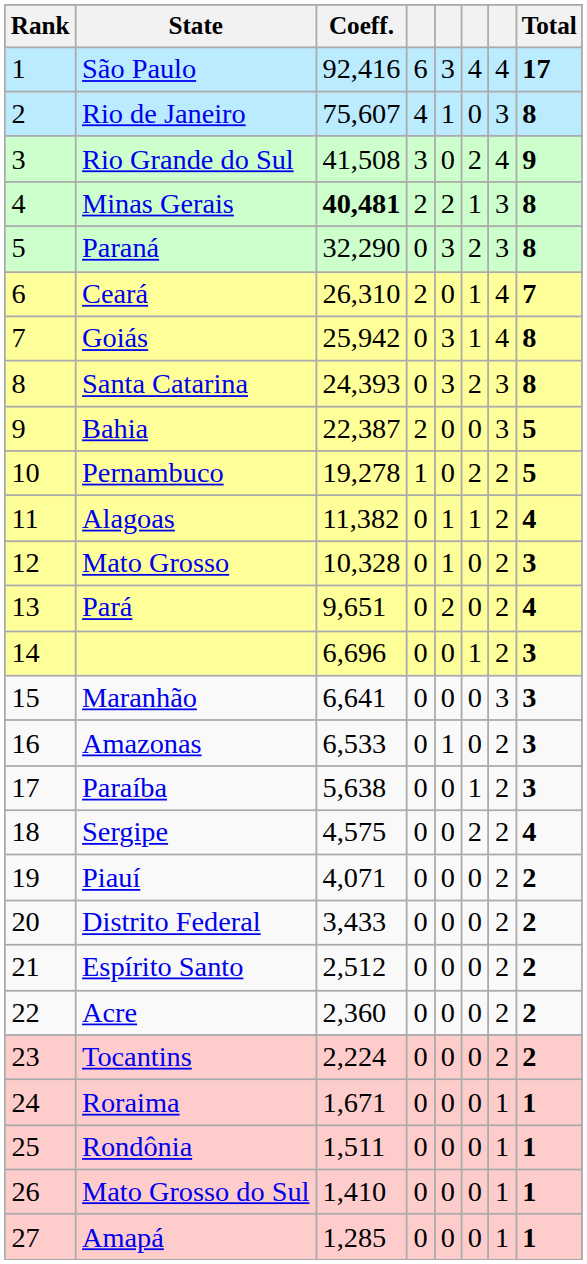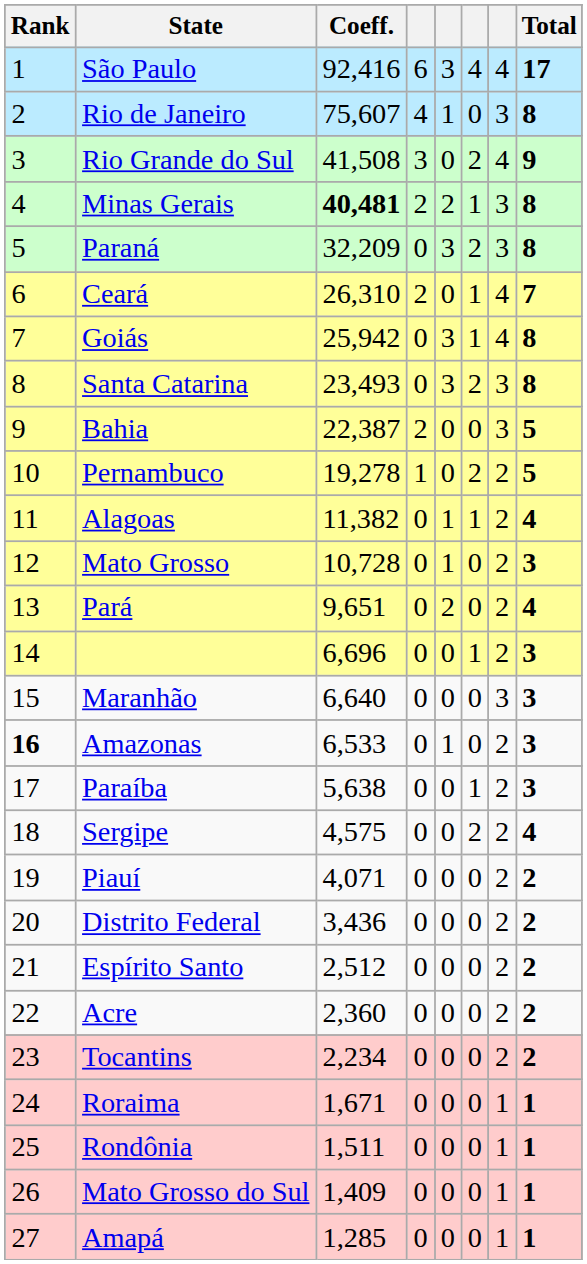(361, 248) 32,290 -> (361, 248) 32,209
(361, 383) 24,393 -> (361, 383) 23,493
(361, 562) 10,328 -> (361, 562) 10,728
(354, 697) 6,641 -> (354, 697) 6,640
(26, 742) normal -> (26, 742) bold
(354, 922) 3,433 -> (354, 922) 3,436
(354, 1056) 2,224 -> (354, 1056) 2,234
(354, 1191) 1,410 -> (354, 1191) 1,409
